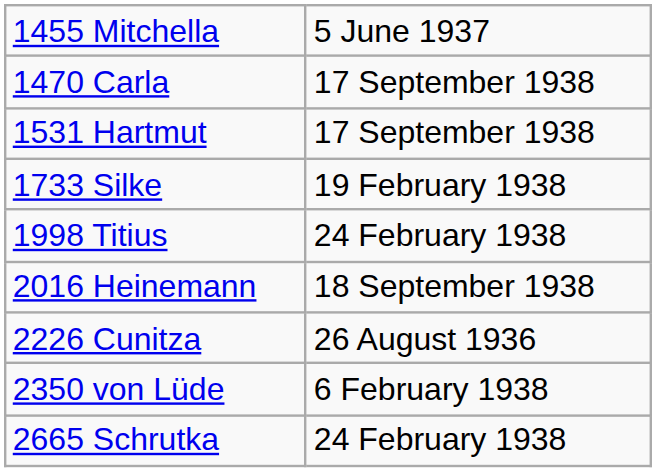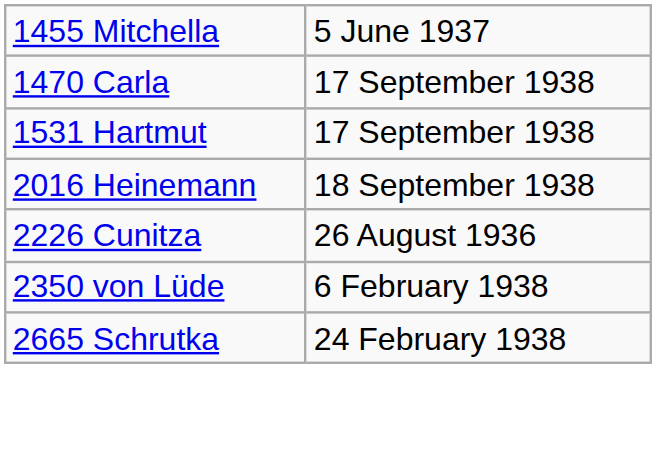- row: (87, 185)
- row: (90, 236)
